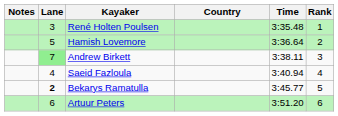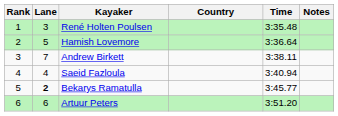columns swapped: (320, 12) <-> (22, 12)
(52, 57) lightgreen background -> (46, 57) no background
